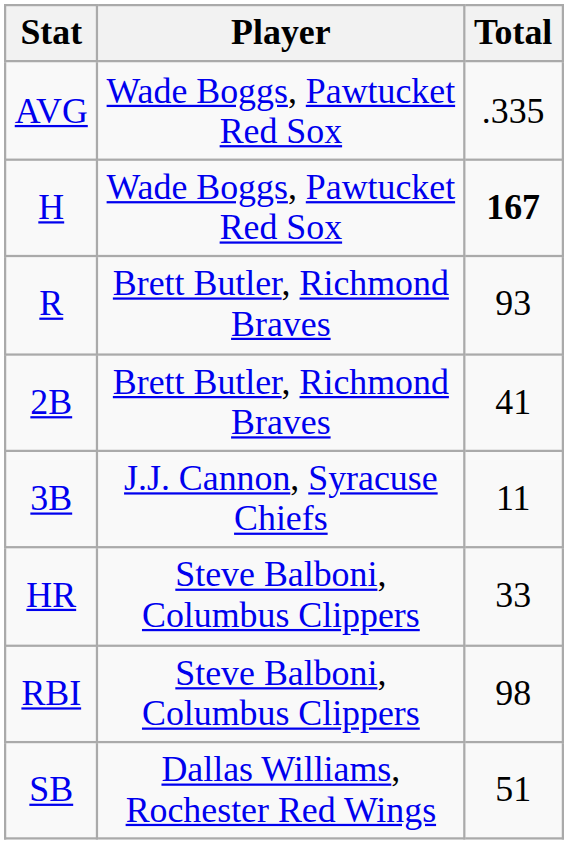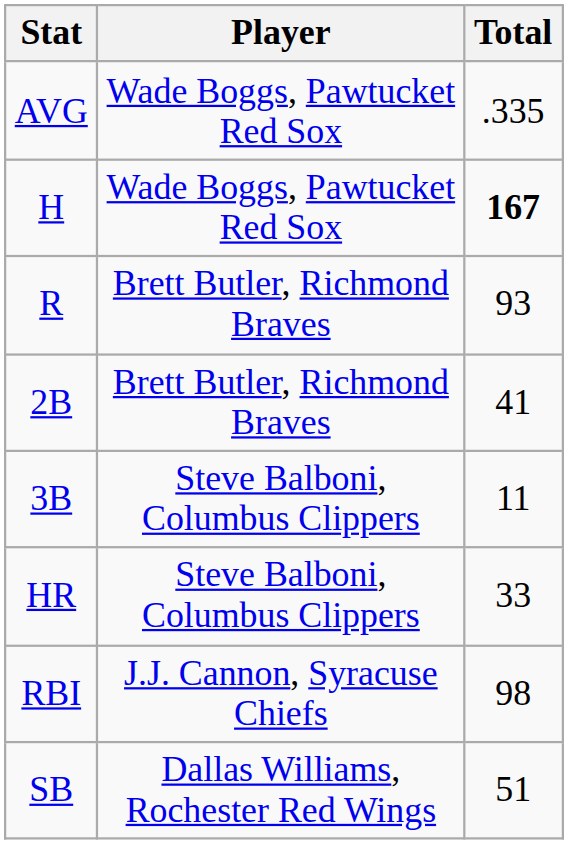(281, 498) J.J. Cannon, Syracuse Chiefs -> (281, 498) Steve Balboni, Columbus Clippers
(281, 692) Steve Balboni, Columbus Clippers -> (281, 692) J.J. Cannon, Syracuse Chiefs
